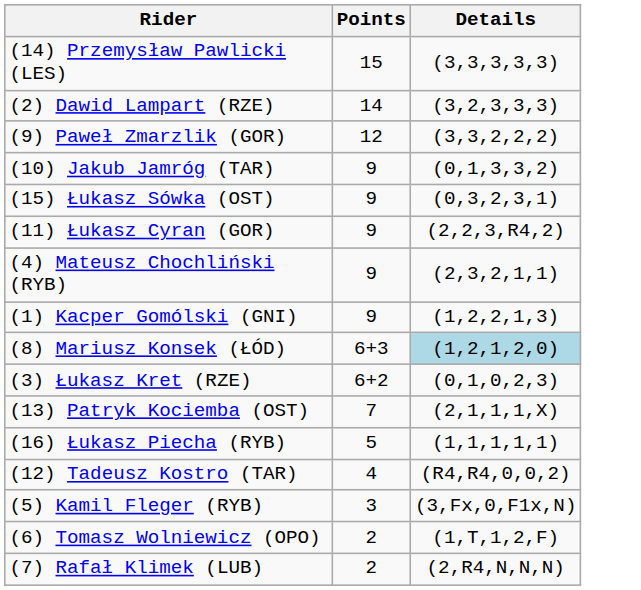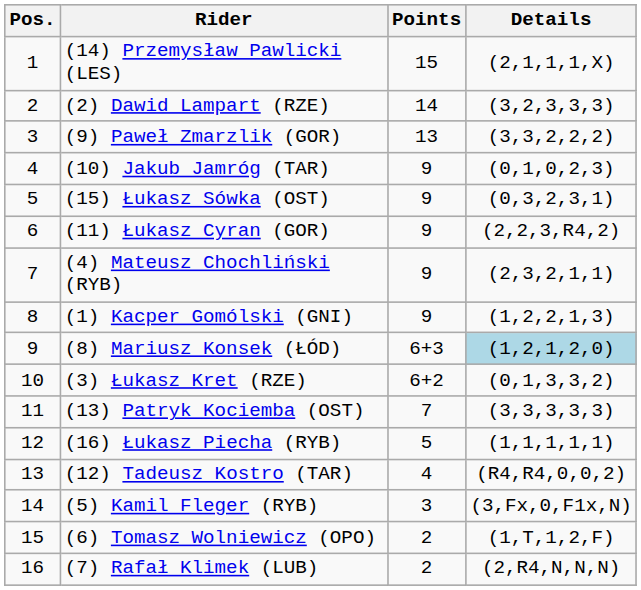+ column: (32, 21)
(496, 63) (3,3,3,3,3) -> (551, 63) (2,1,1,1,X)
(371, 137) 12 -> (427, 137) 13
(496, 169) (0,1,3,3,2) -> (551, 169) (0,1,0,2,3)
(496, 380) (0,1,0,2,3) -> (551, 380) (0,1,3,3,2)
(496, 412) (2,1,1,1,X) -> (551, 412) (3,3,3,3,3)
